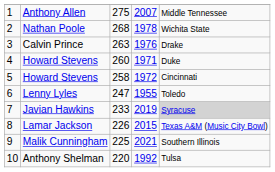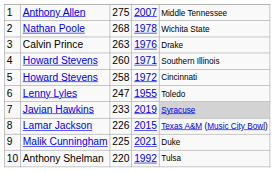(171, 61) Duke -> (190, 61) Southern Illinois
(190, 142) Southern Illinois -> (171, 142) Duke
